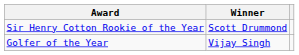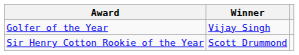rows swapped: (57, 42) <-> (105, 27)
